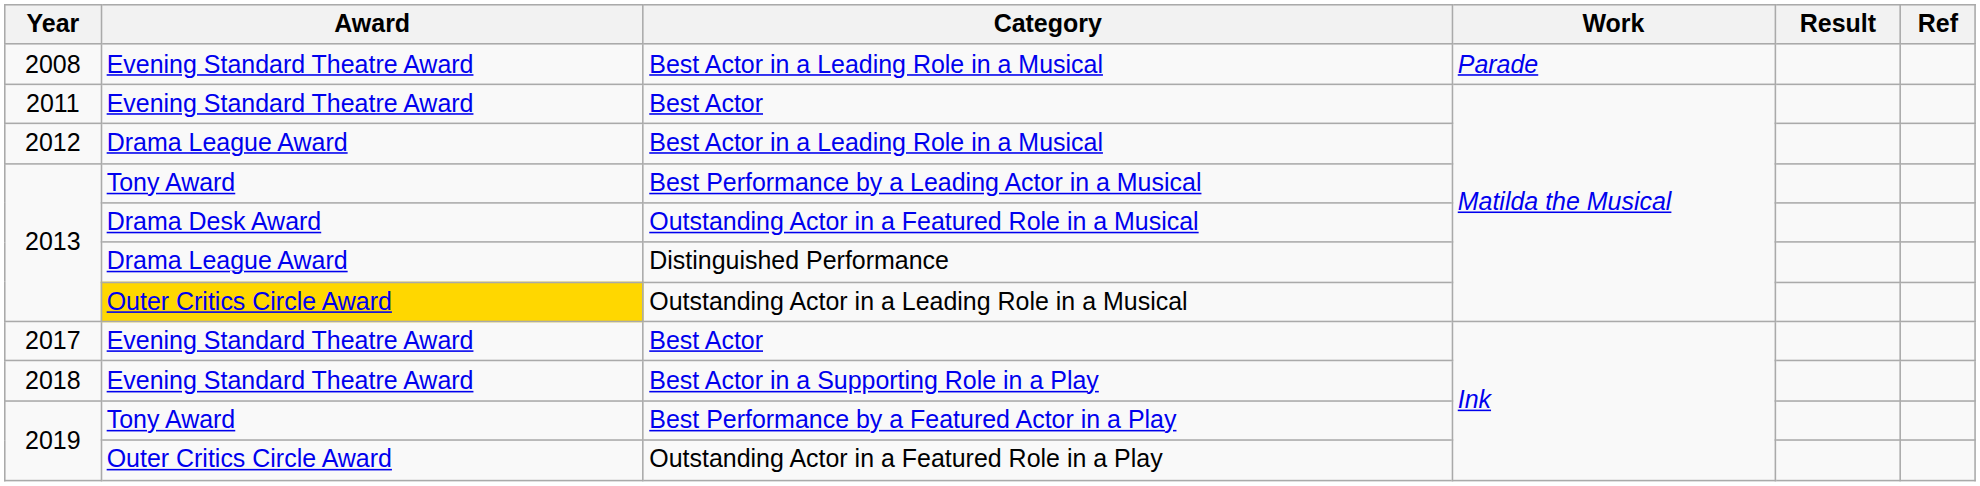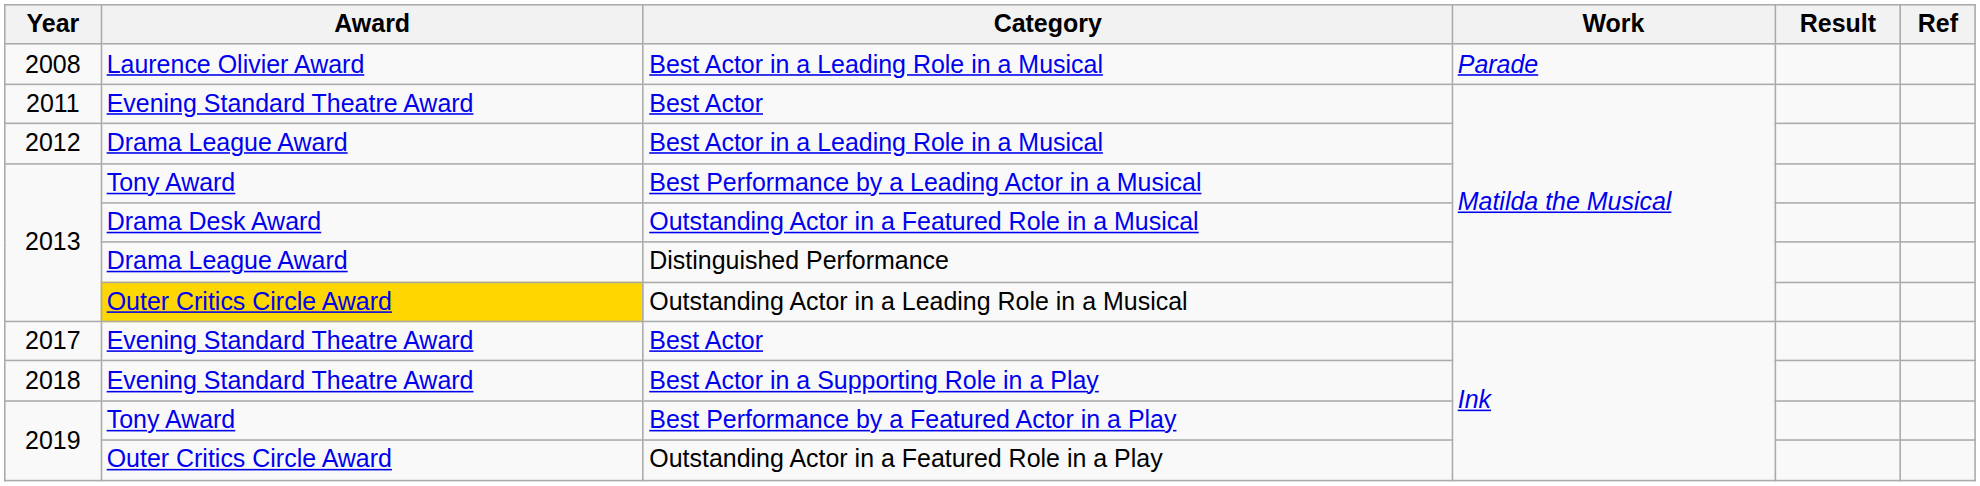(290, 63) Evening Standard Theatre Award -> (235, 63) Laurence Olivier Award
